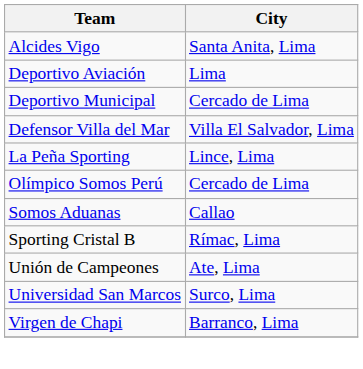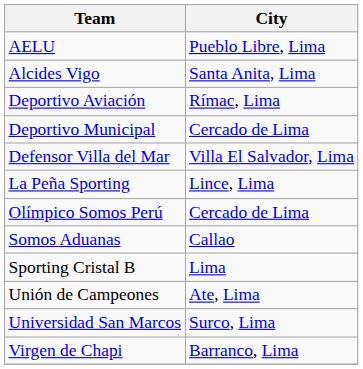+ row: (32, 45)
(207, 73) Lima -> (235, 101) Rímac, Lima
(235, 239) Rímac, Lima -> (207, 267) Lima
